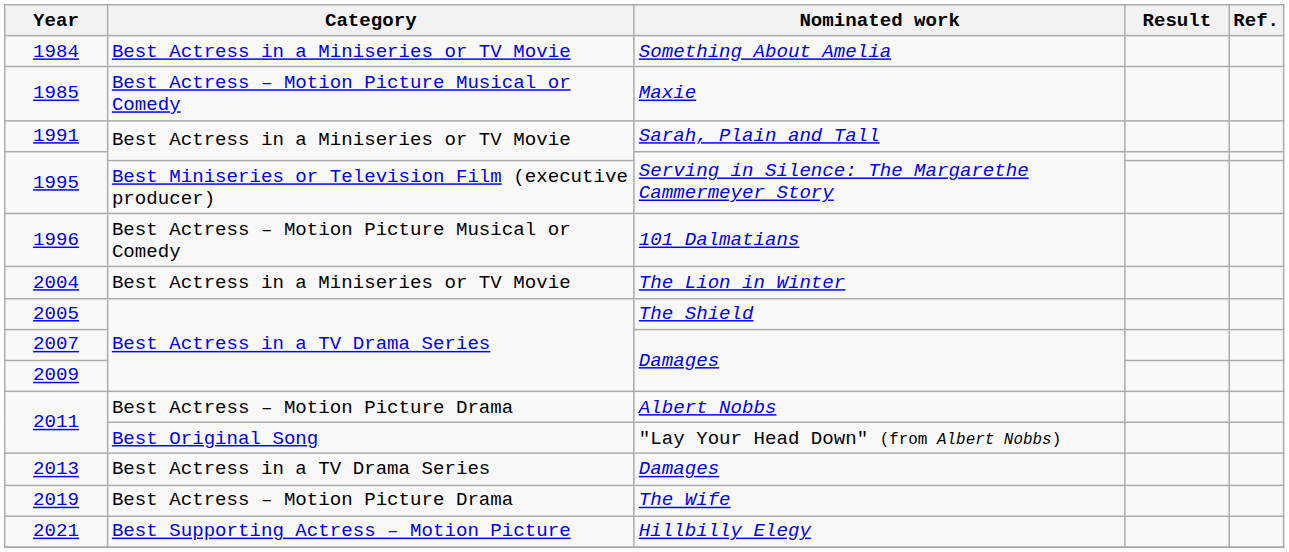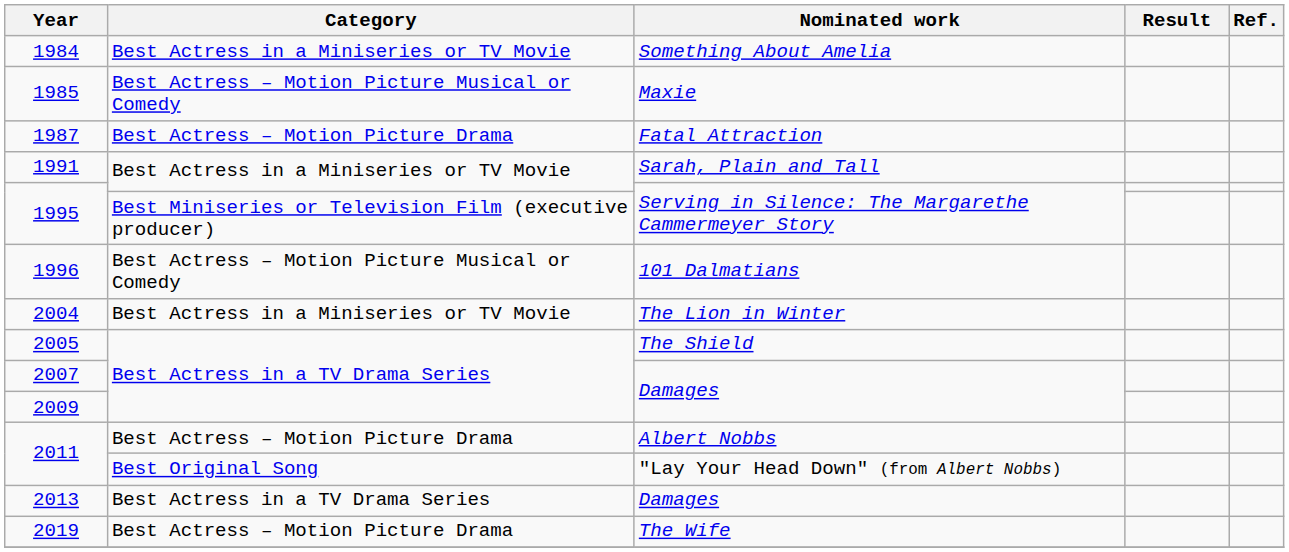+ row: (56, 136)
- row: (56, 532)
